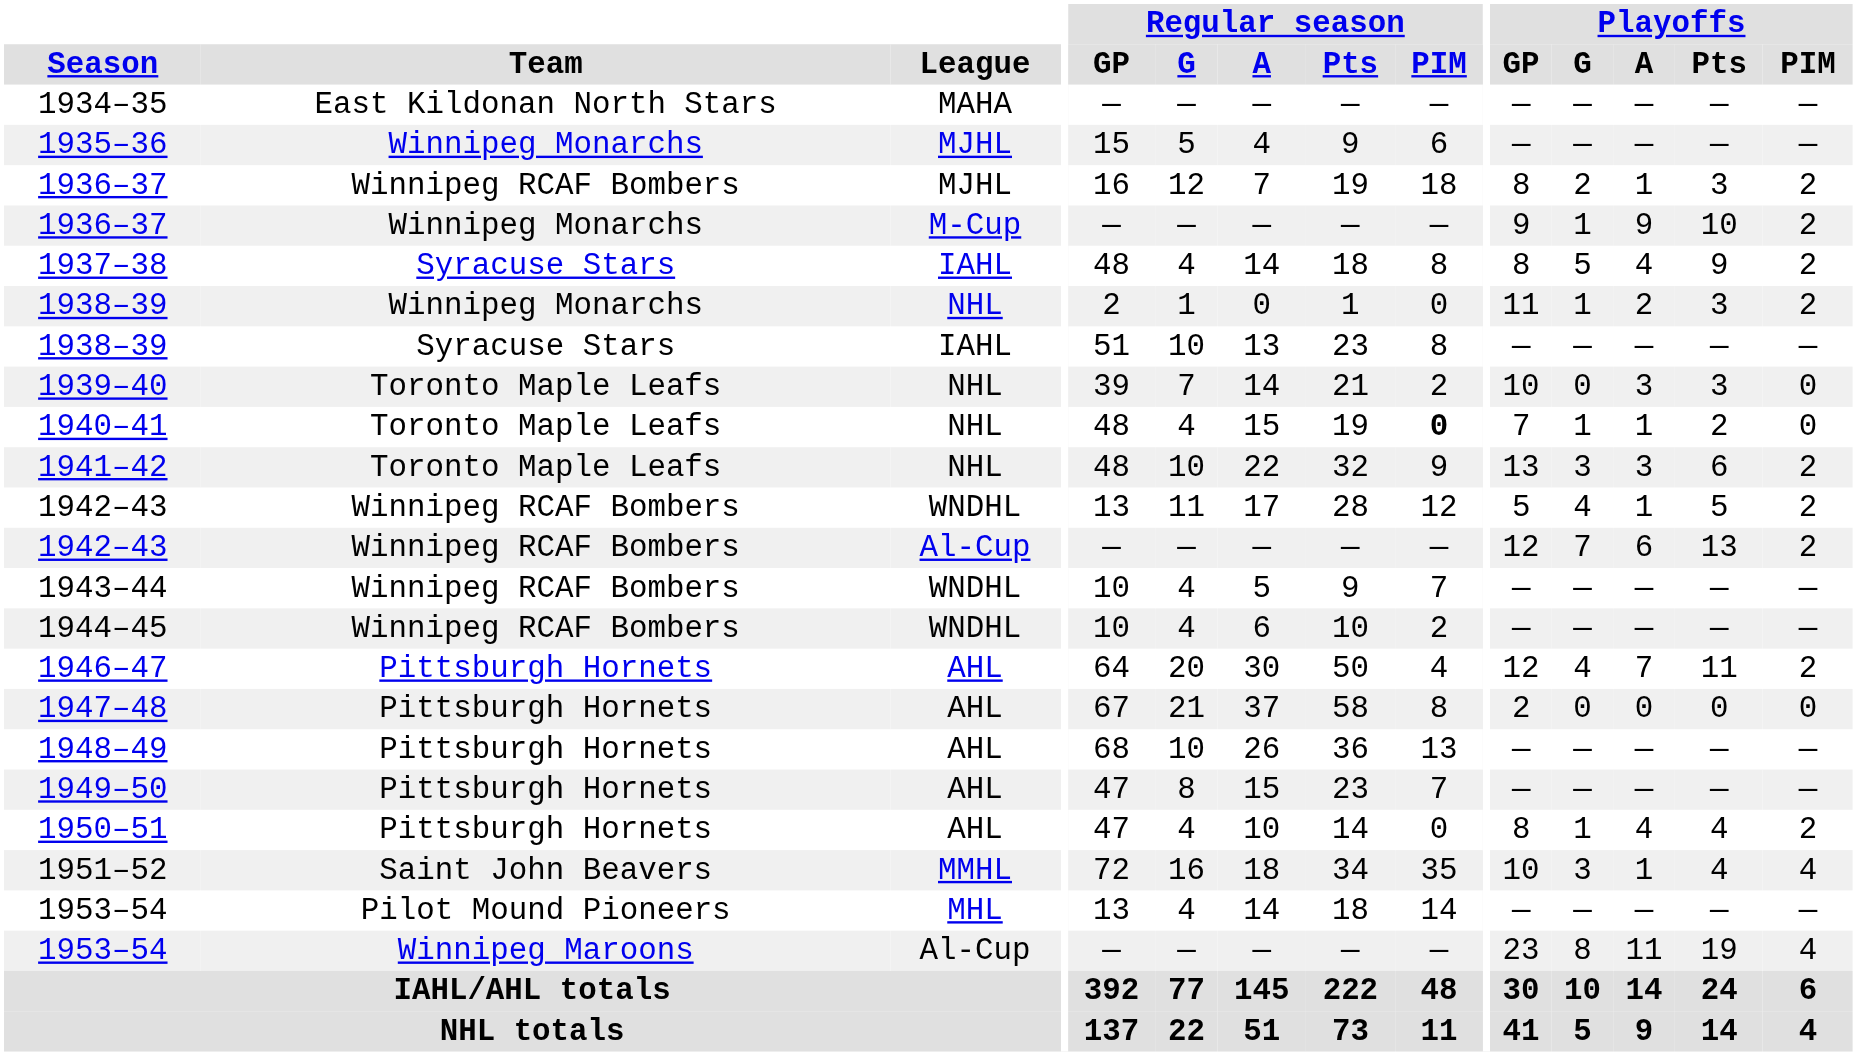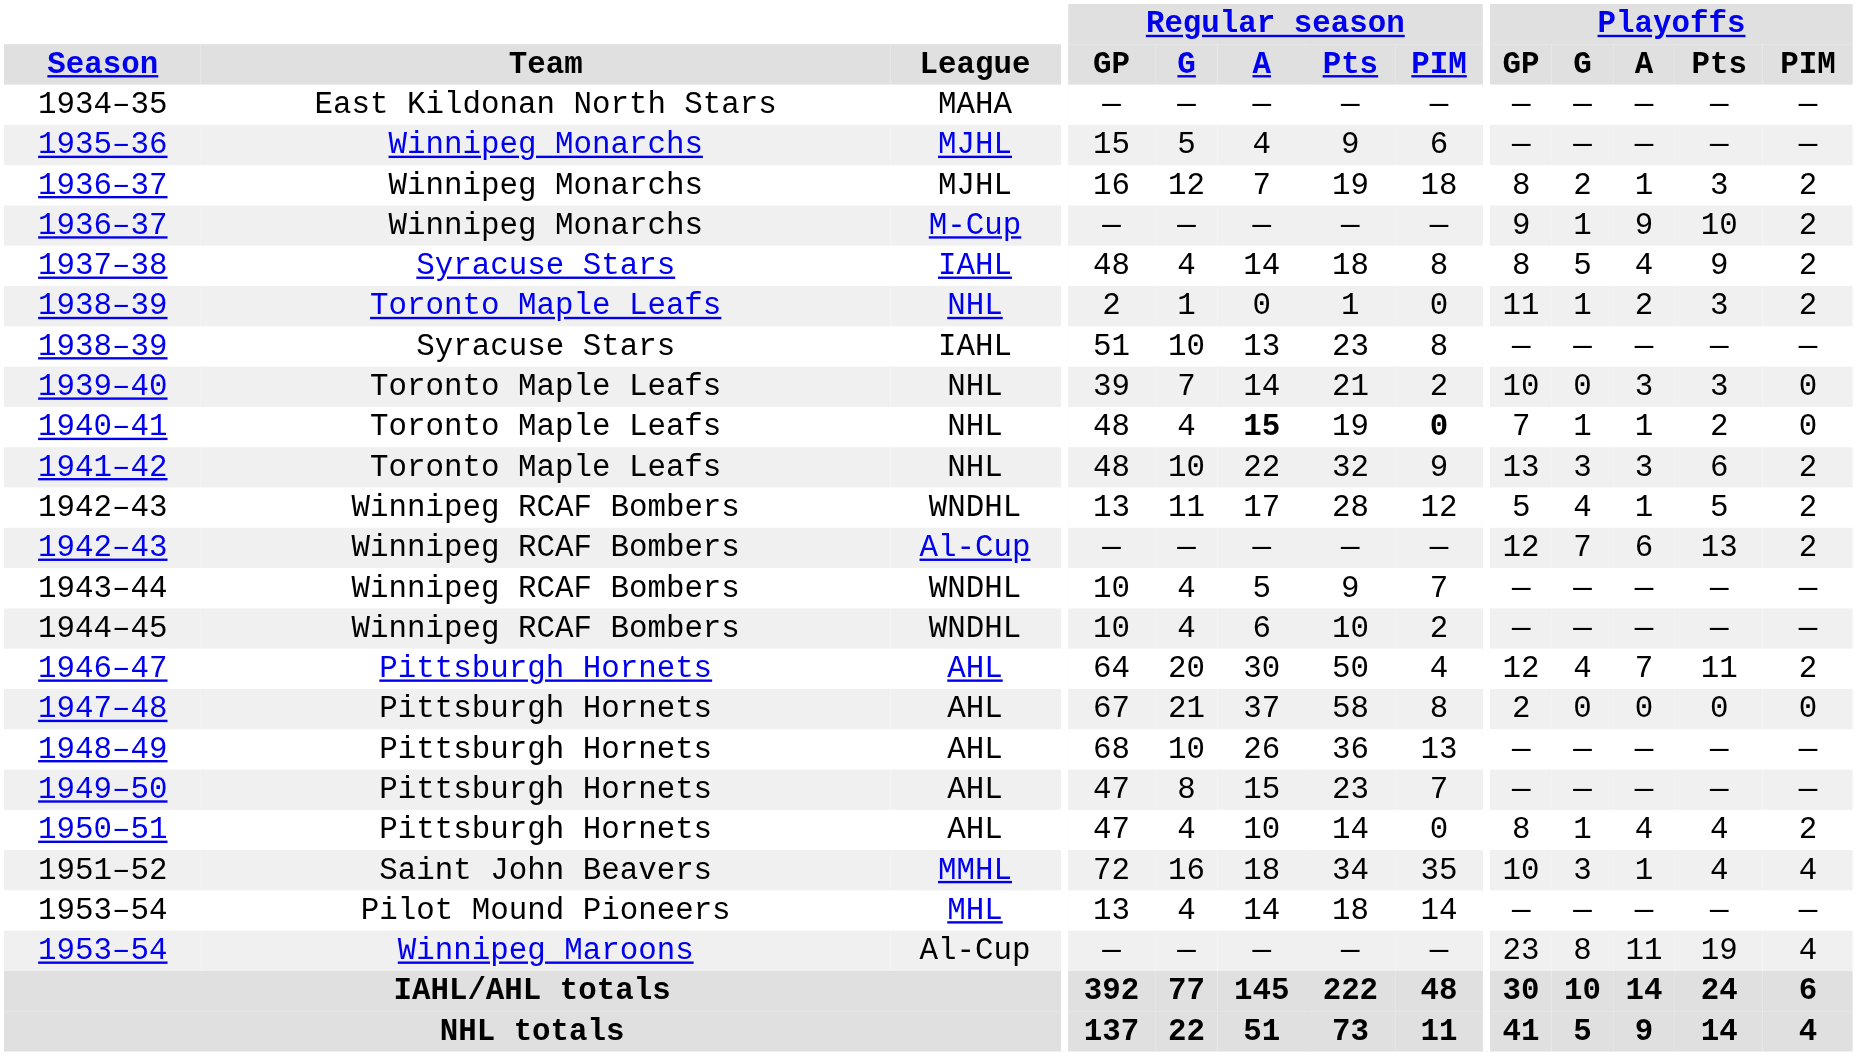(546, 185) Winnipeg RCAF Bombers -> (546, 185) Winnipeg Monarchs
(546, 306) Winnipeg Monarchs -> (546, 306) Toronto Maple Leafs
(1262, 427) normal -> (1262, 427) bold
